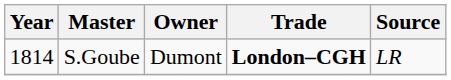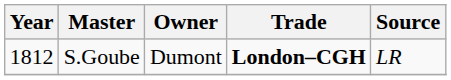(32, 56) 1814 -> (32, 56) 1812
